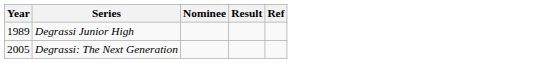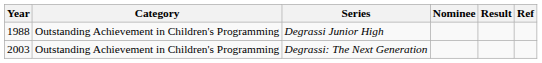+ column: (157, 13)
(18, 31) 1989 -> (18, 31) 1988
(18, 49) 2005 -> (18, 49) 2003
